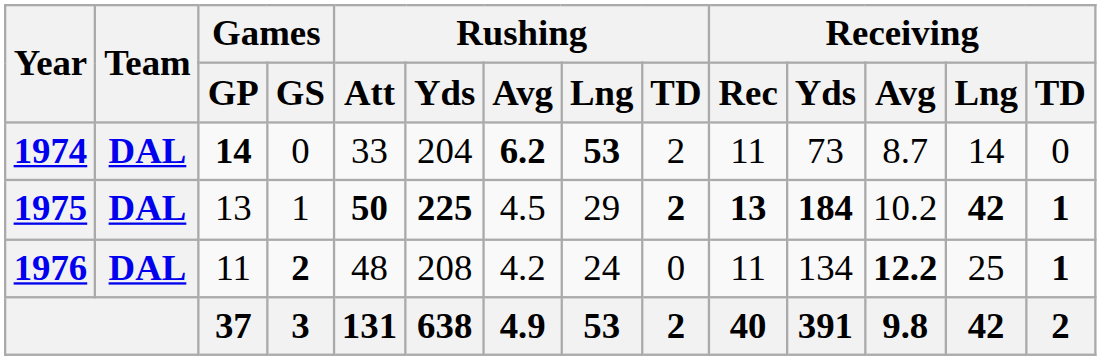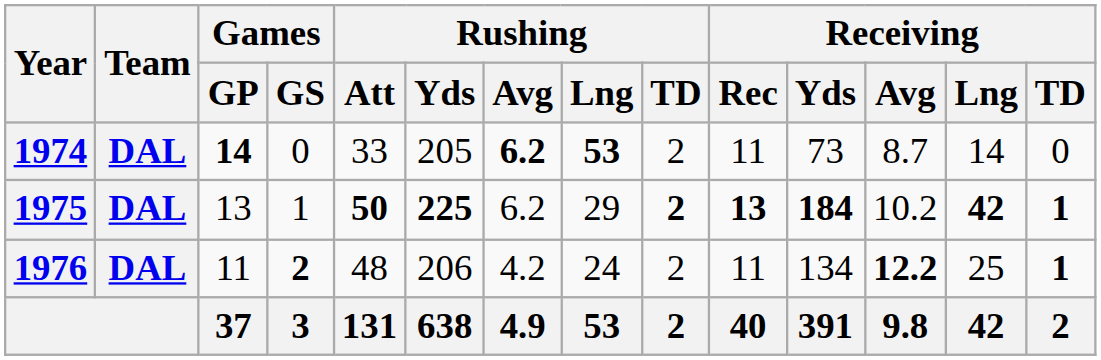(445, 150) 204 -> (445, 150) 205
(523, 208) 4.5 -> (523, 208) 6.2
(445, 267) 208 -> (445, 267) 206
(676, 267) 0 -> (676, 267) 2
